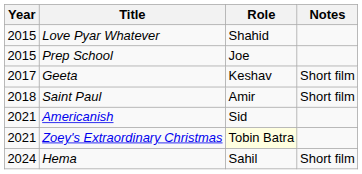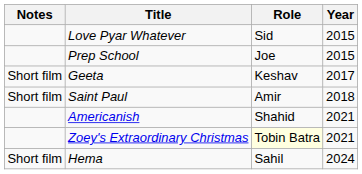columns swapped: (22, 14) <-> (327, 14)
(249, 35) Shahid -> (264, 35) Sid
(238, 117) Sid -> (275, 117) Shahid
